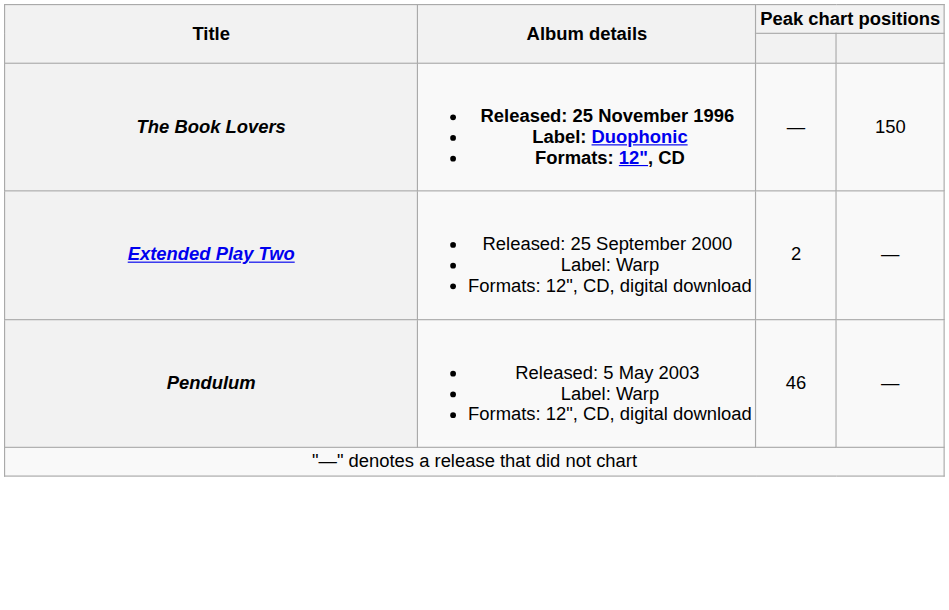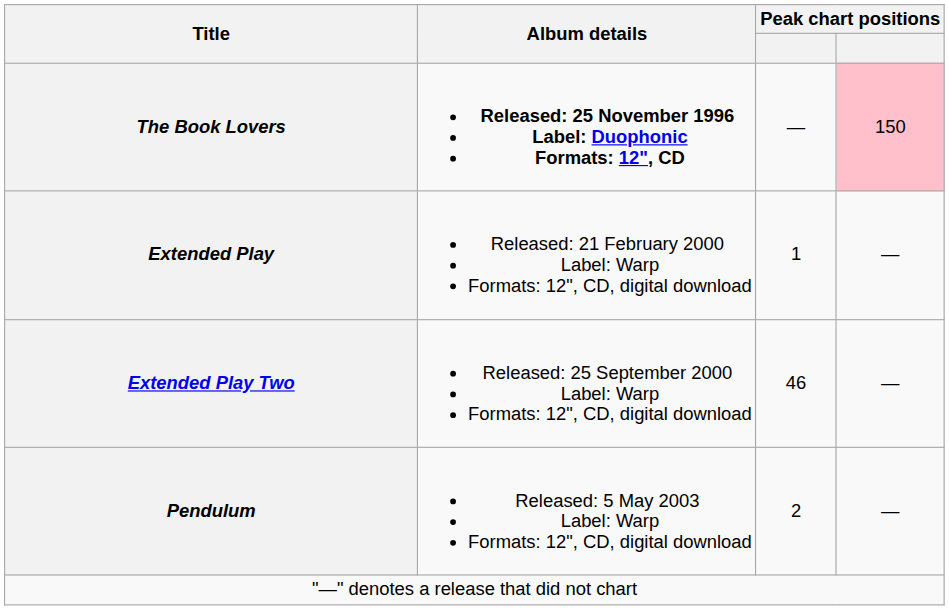(890, 126) no background -> (890, 126) pink background
+ row: (211, 254)
(796, 254) 2 -> (796, 383) 46
(796, 383) 46 -> (796, 511) 2
